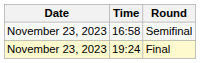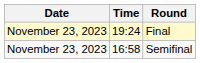rows swapped: (169, 31) <-> (158, 49)
